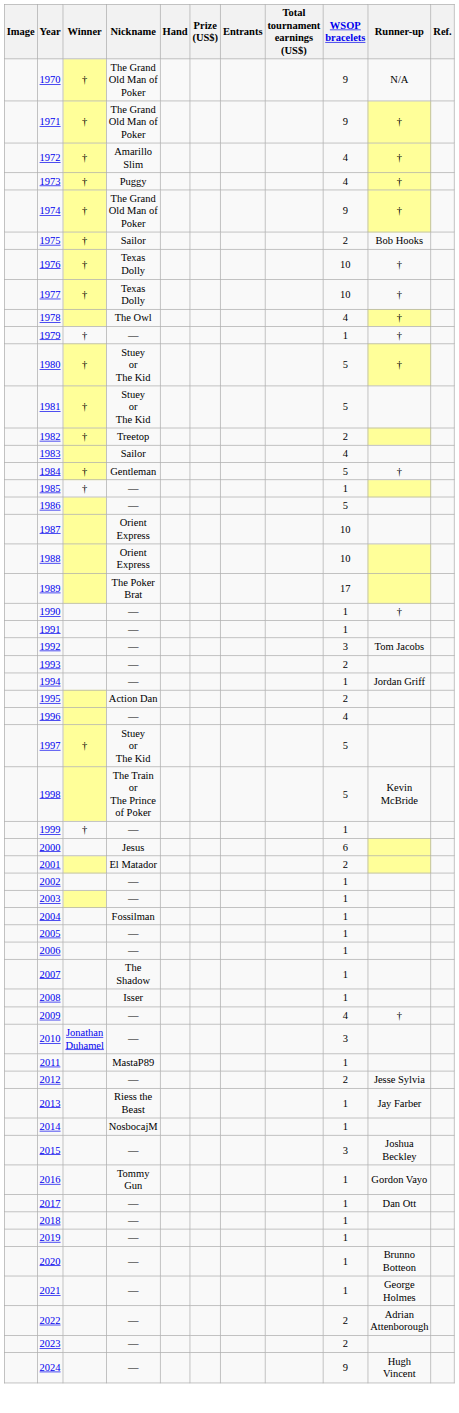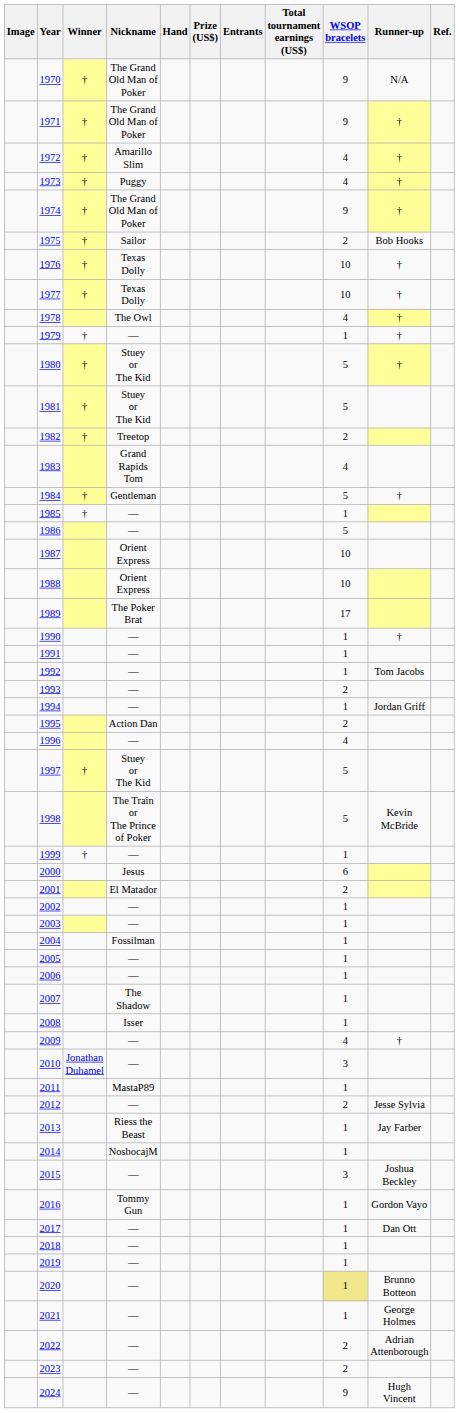(133, 454) Sailor -> (133, 466) Grand Rapids Tom
(345, 647) 3 -> (345, 671) 1
(345, 1261) no background -> (345, 1286) khaki background
